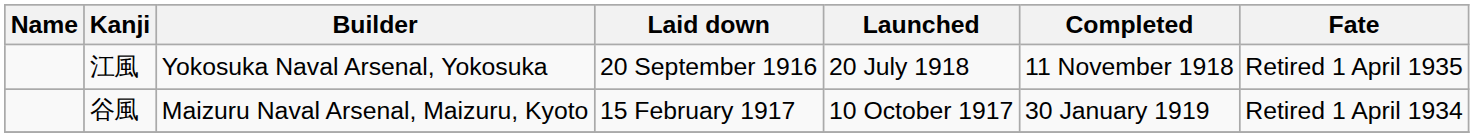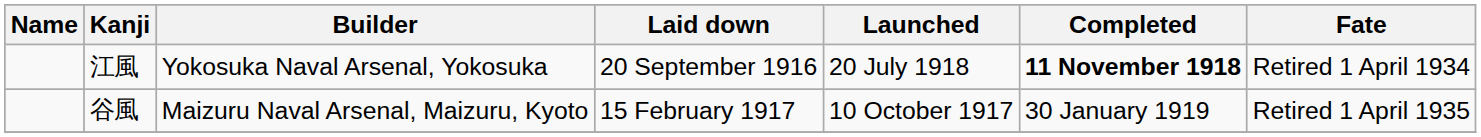(1129, 67) normal -> (1133, 67) bold
(1354, 67) Retired 1 April 1935 -> (1361, 67) Retired 1 April 1934
(1354, 111) Retired 1 April 1934 -> (1361, 111) Retired 1 April 1935
